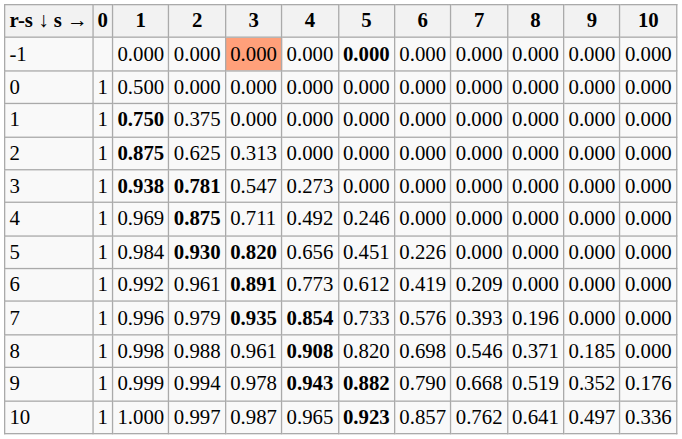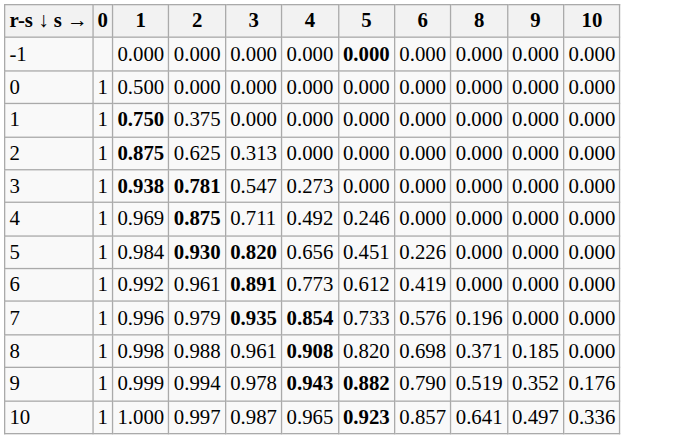- column: (479, 20)
(254, 53) lightsalmon background -> (254, 53) no background
